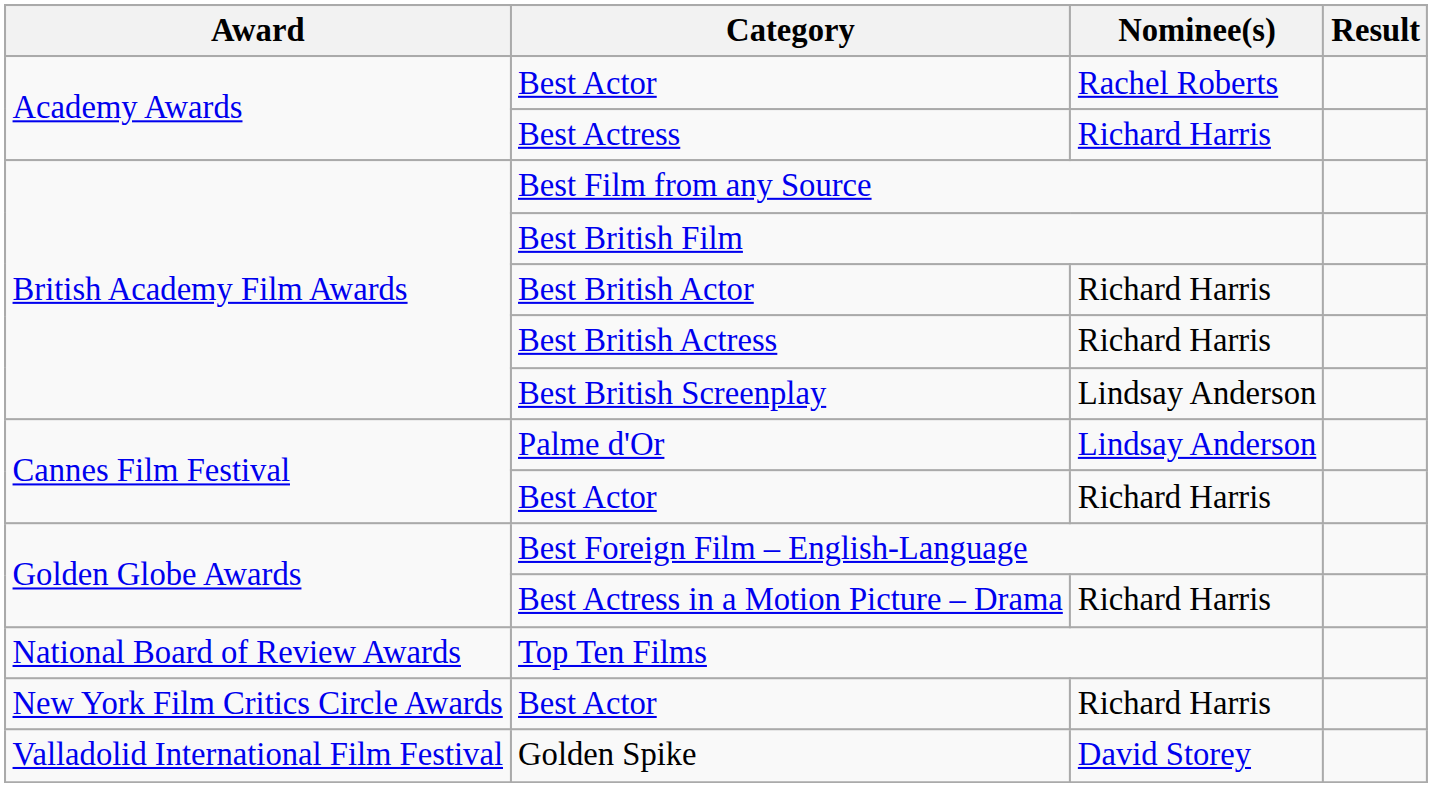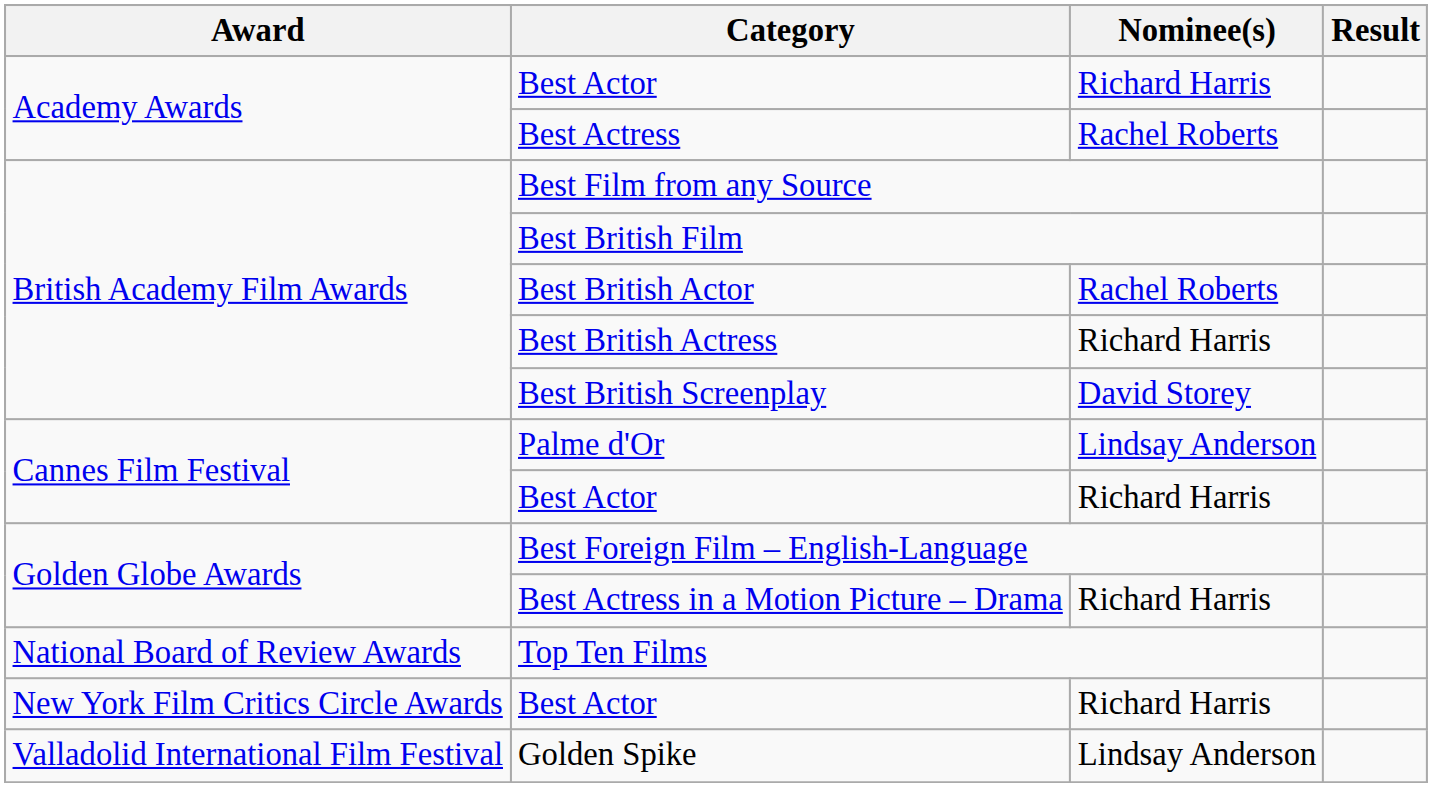(1178, 82) Rachel Roberts -> (1174, 82) Richard Harris
(1174, 133) Richard Harris -> (1178, 133) Rachel Roberts
(1174, 289) Richard Harris -> (1178, 289) Rachel Roberts
(1197, 392) Lindsay Anderson -> (1164, 392) David Storey
(1164, 755) David Storey -> (1197, 755) Lindsay Anderson
